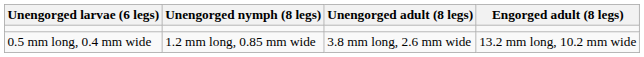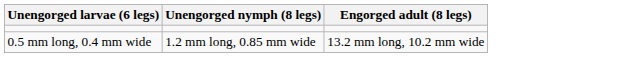- column: (400, 15)
